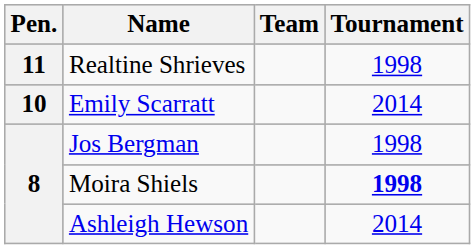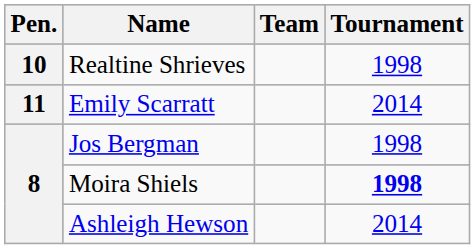(34, 64) 11 -> (34, 64) 10
(34, 104) 10 -> (34, 104) 11
